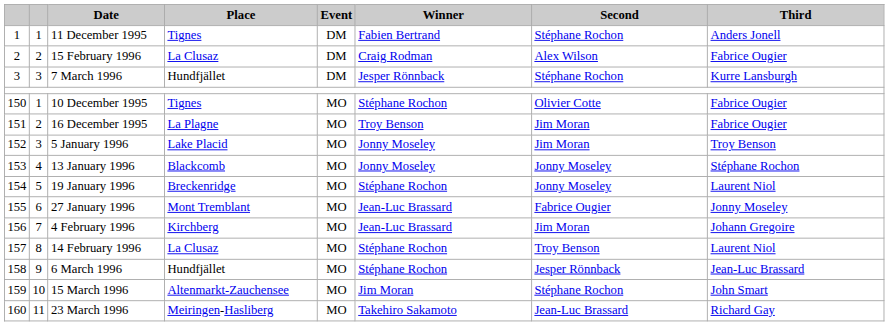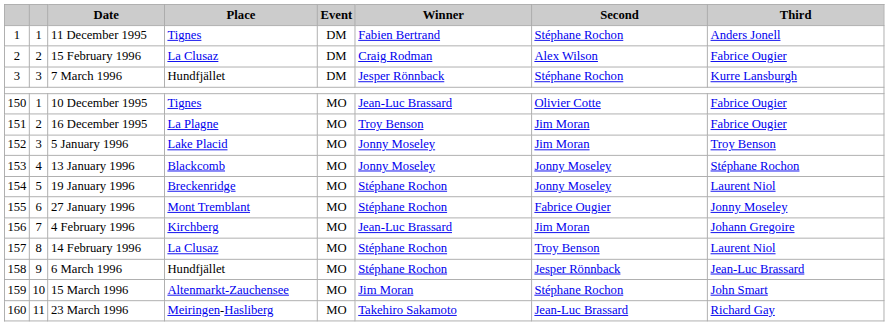(403, 103) Stéphane Rochon -> (405, 103) Jean-Luc Brassard
(405, 206) Jean-Luc Brassard -> (403, 206) Stéphane Rochon
